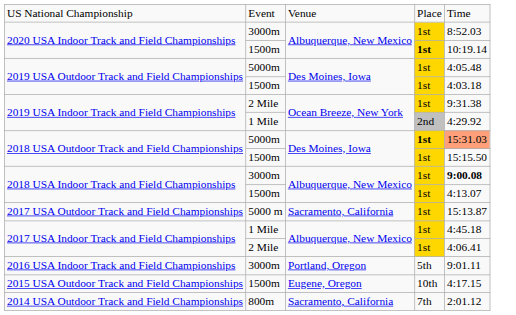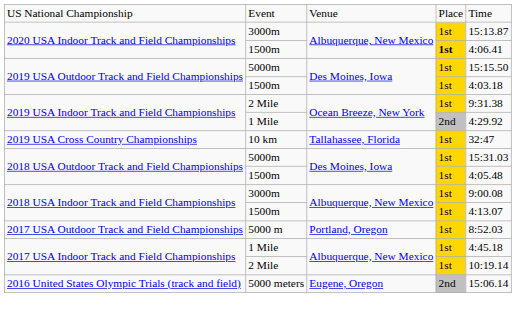(464, 31) 8:52.03 -> (488, 31) 15:13.87
(467, 49) 10:19.14 -> (486, 49) 4:06.41
(464, 67) 4:05.48 -> (488, 67) 15:15.50
+ row: (102, 139)
(424, 139) bold -> (445, 157) normal
(467, 139) lightsalmon background -> (488, 157) no background
(467, 157) 15:15.50 -> (486, 175) 4:05.48
(464, 175) bold -> (486, 193) normal
(341, 211) Sacramento, California -> (348, 229) Portland, Oregon
(467, 211) 15:13.87 -> (486, 229) 8:52.03
(464, 247) 4:06.41 -> (488, 265) 10:19.14
+ row: (124, 283)
- row: (121, 265)
- row: (125, 283)
- row: (125, 301)
